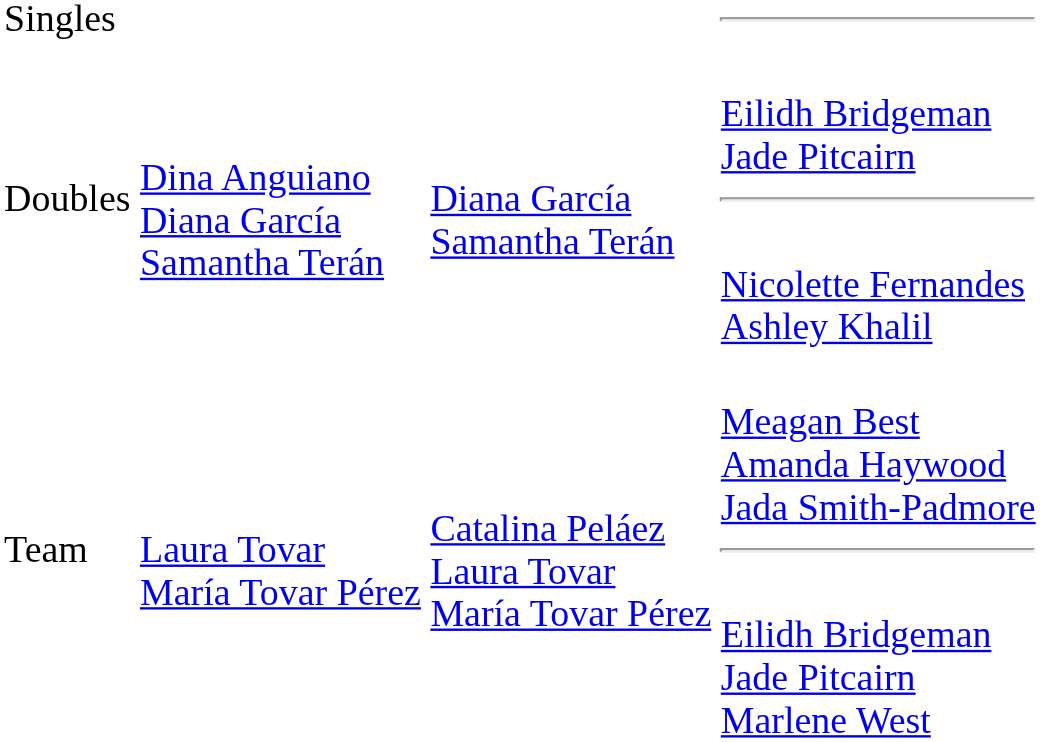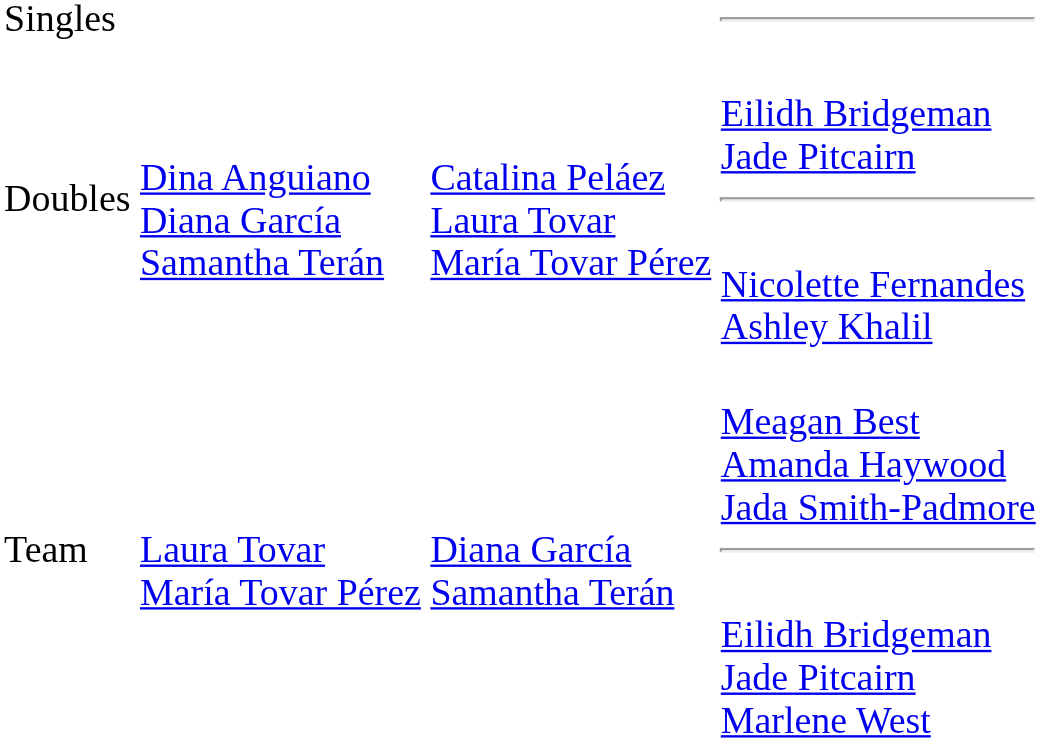(552, 220) Diana García Samantha Terán -> (571, 220) Catalina Peláez Laura Tovar María Tovar Pérez
(571, 570) Catalina Peláez Laura Tovar María Tovar Pérez -> (552, 570) Diana García Samantha Terán
